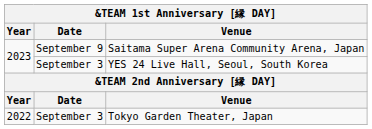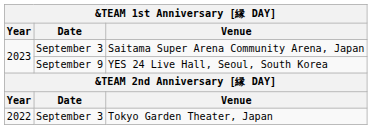(70, 48) September 9 -> (70, 48) September 3
(70, 65) September 3 -> (70, 65) September 9
